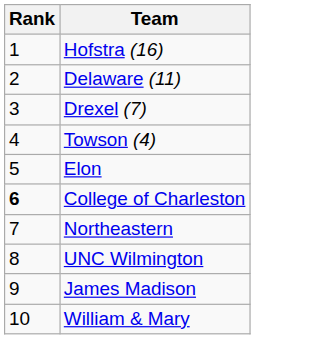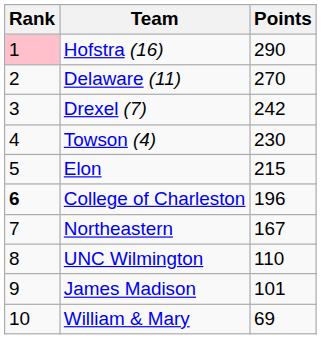+ column: (283, 19)
(14, 49) no background -> (14, 49) pink background
